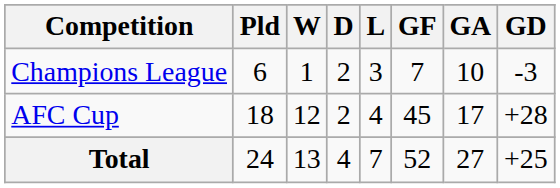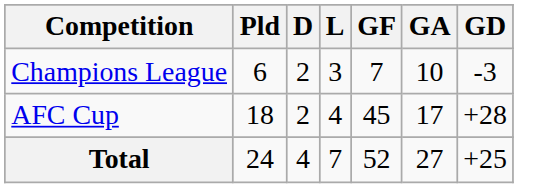- column: (307, 26)
